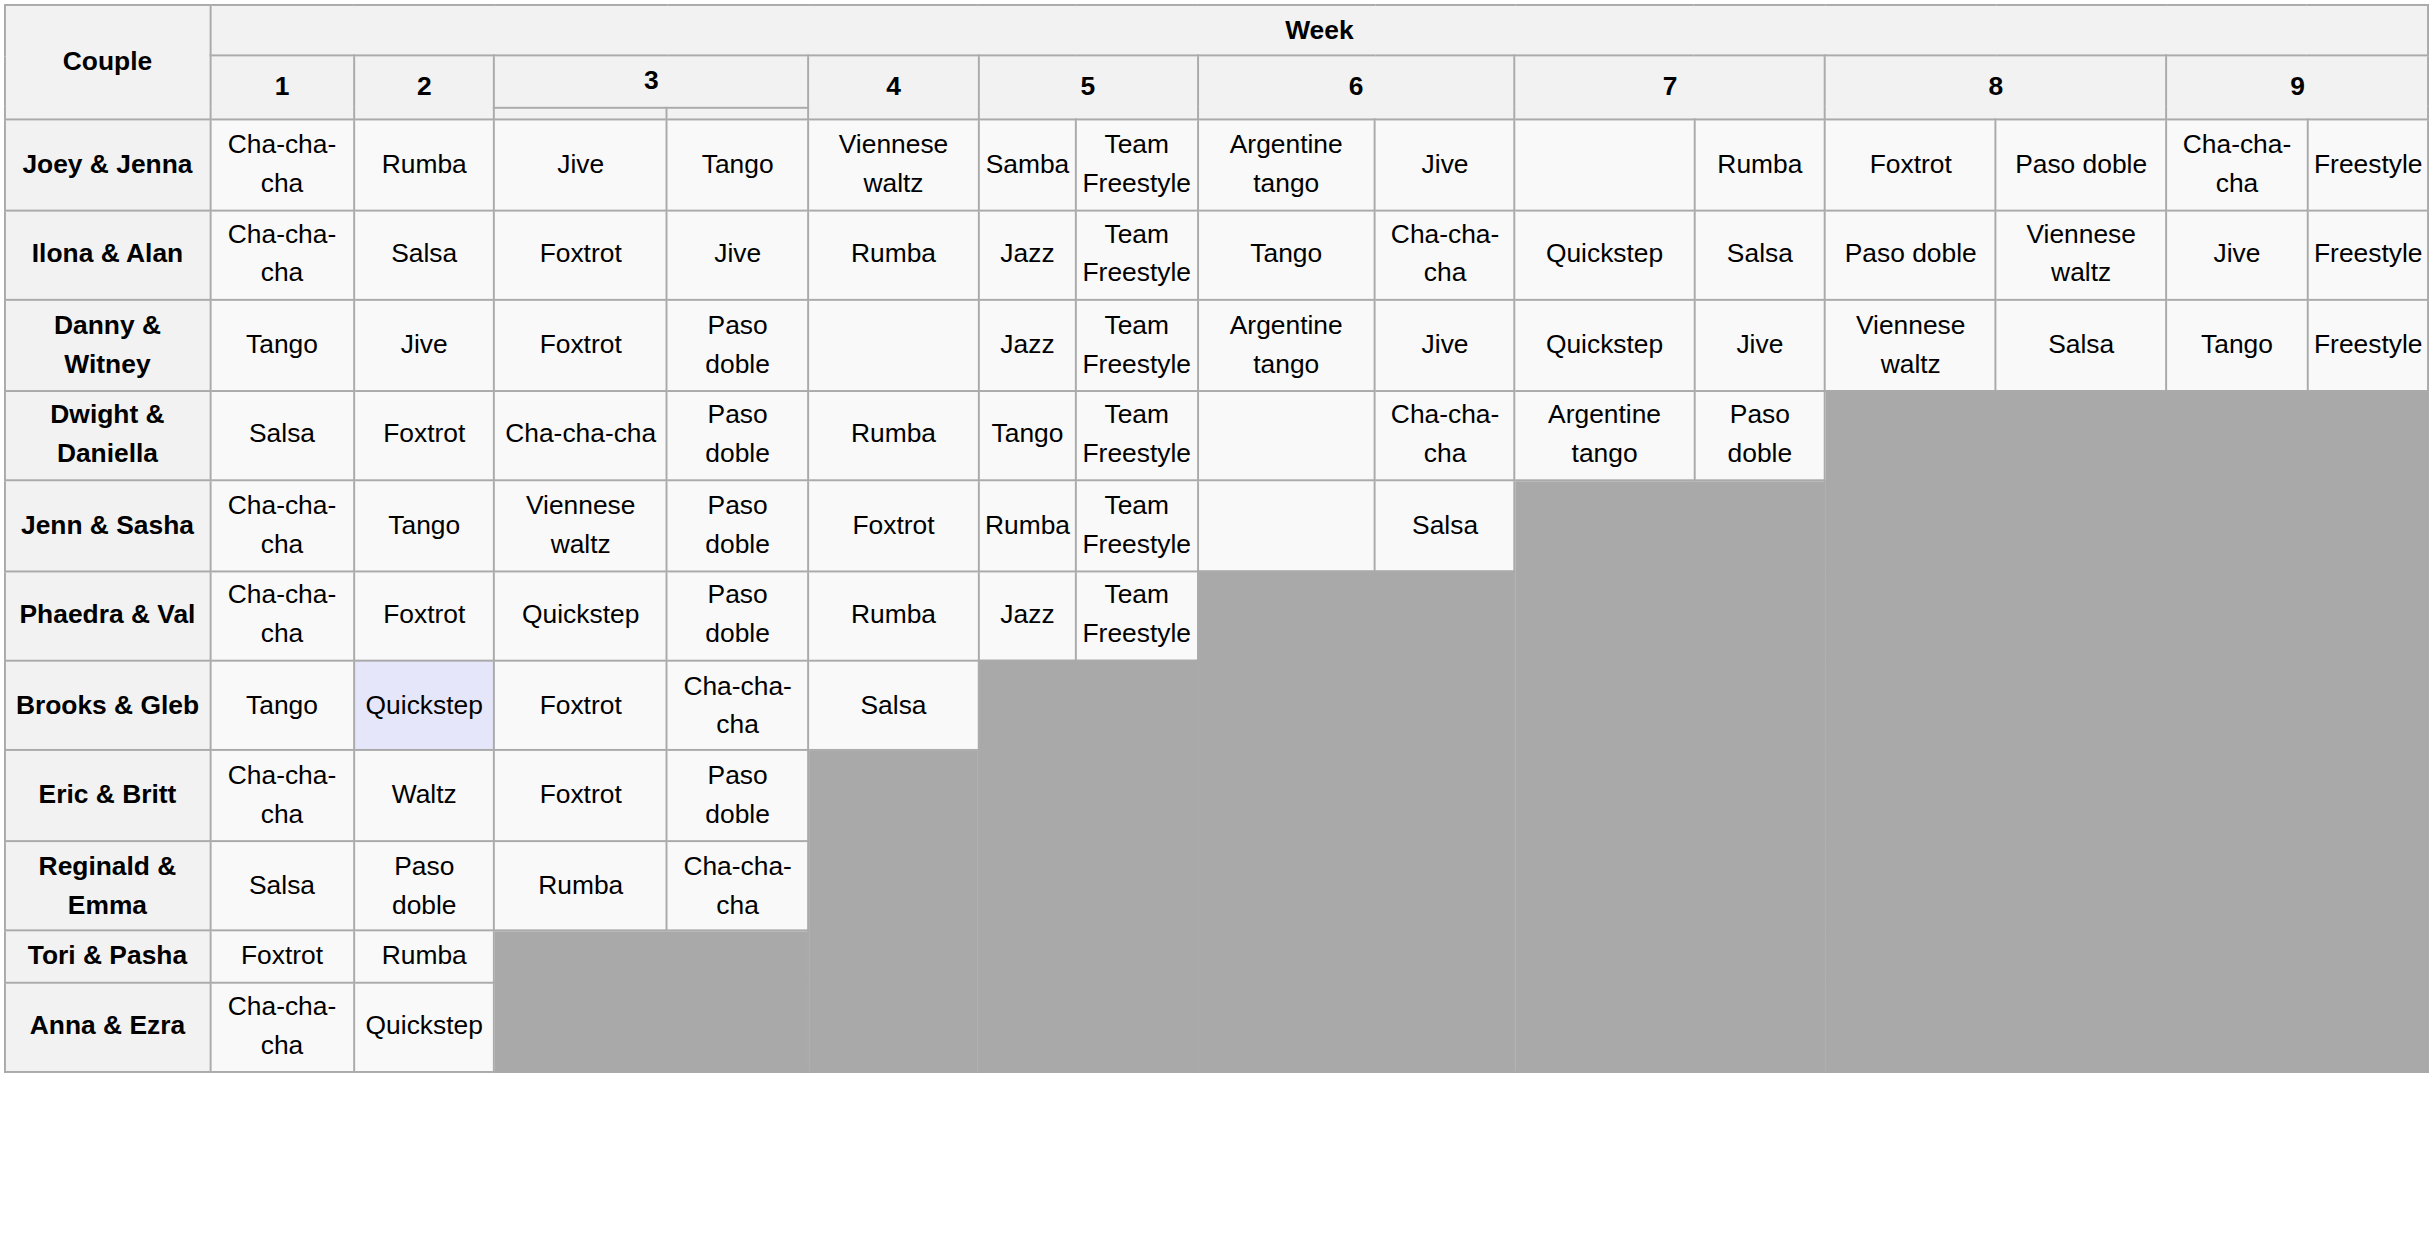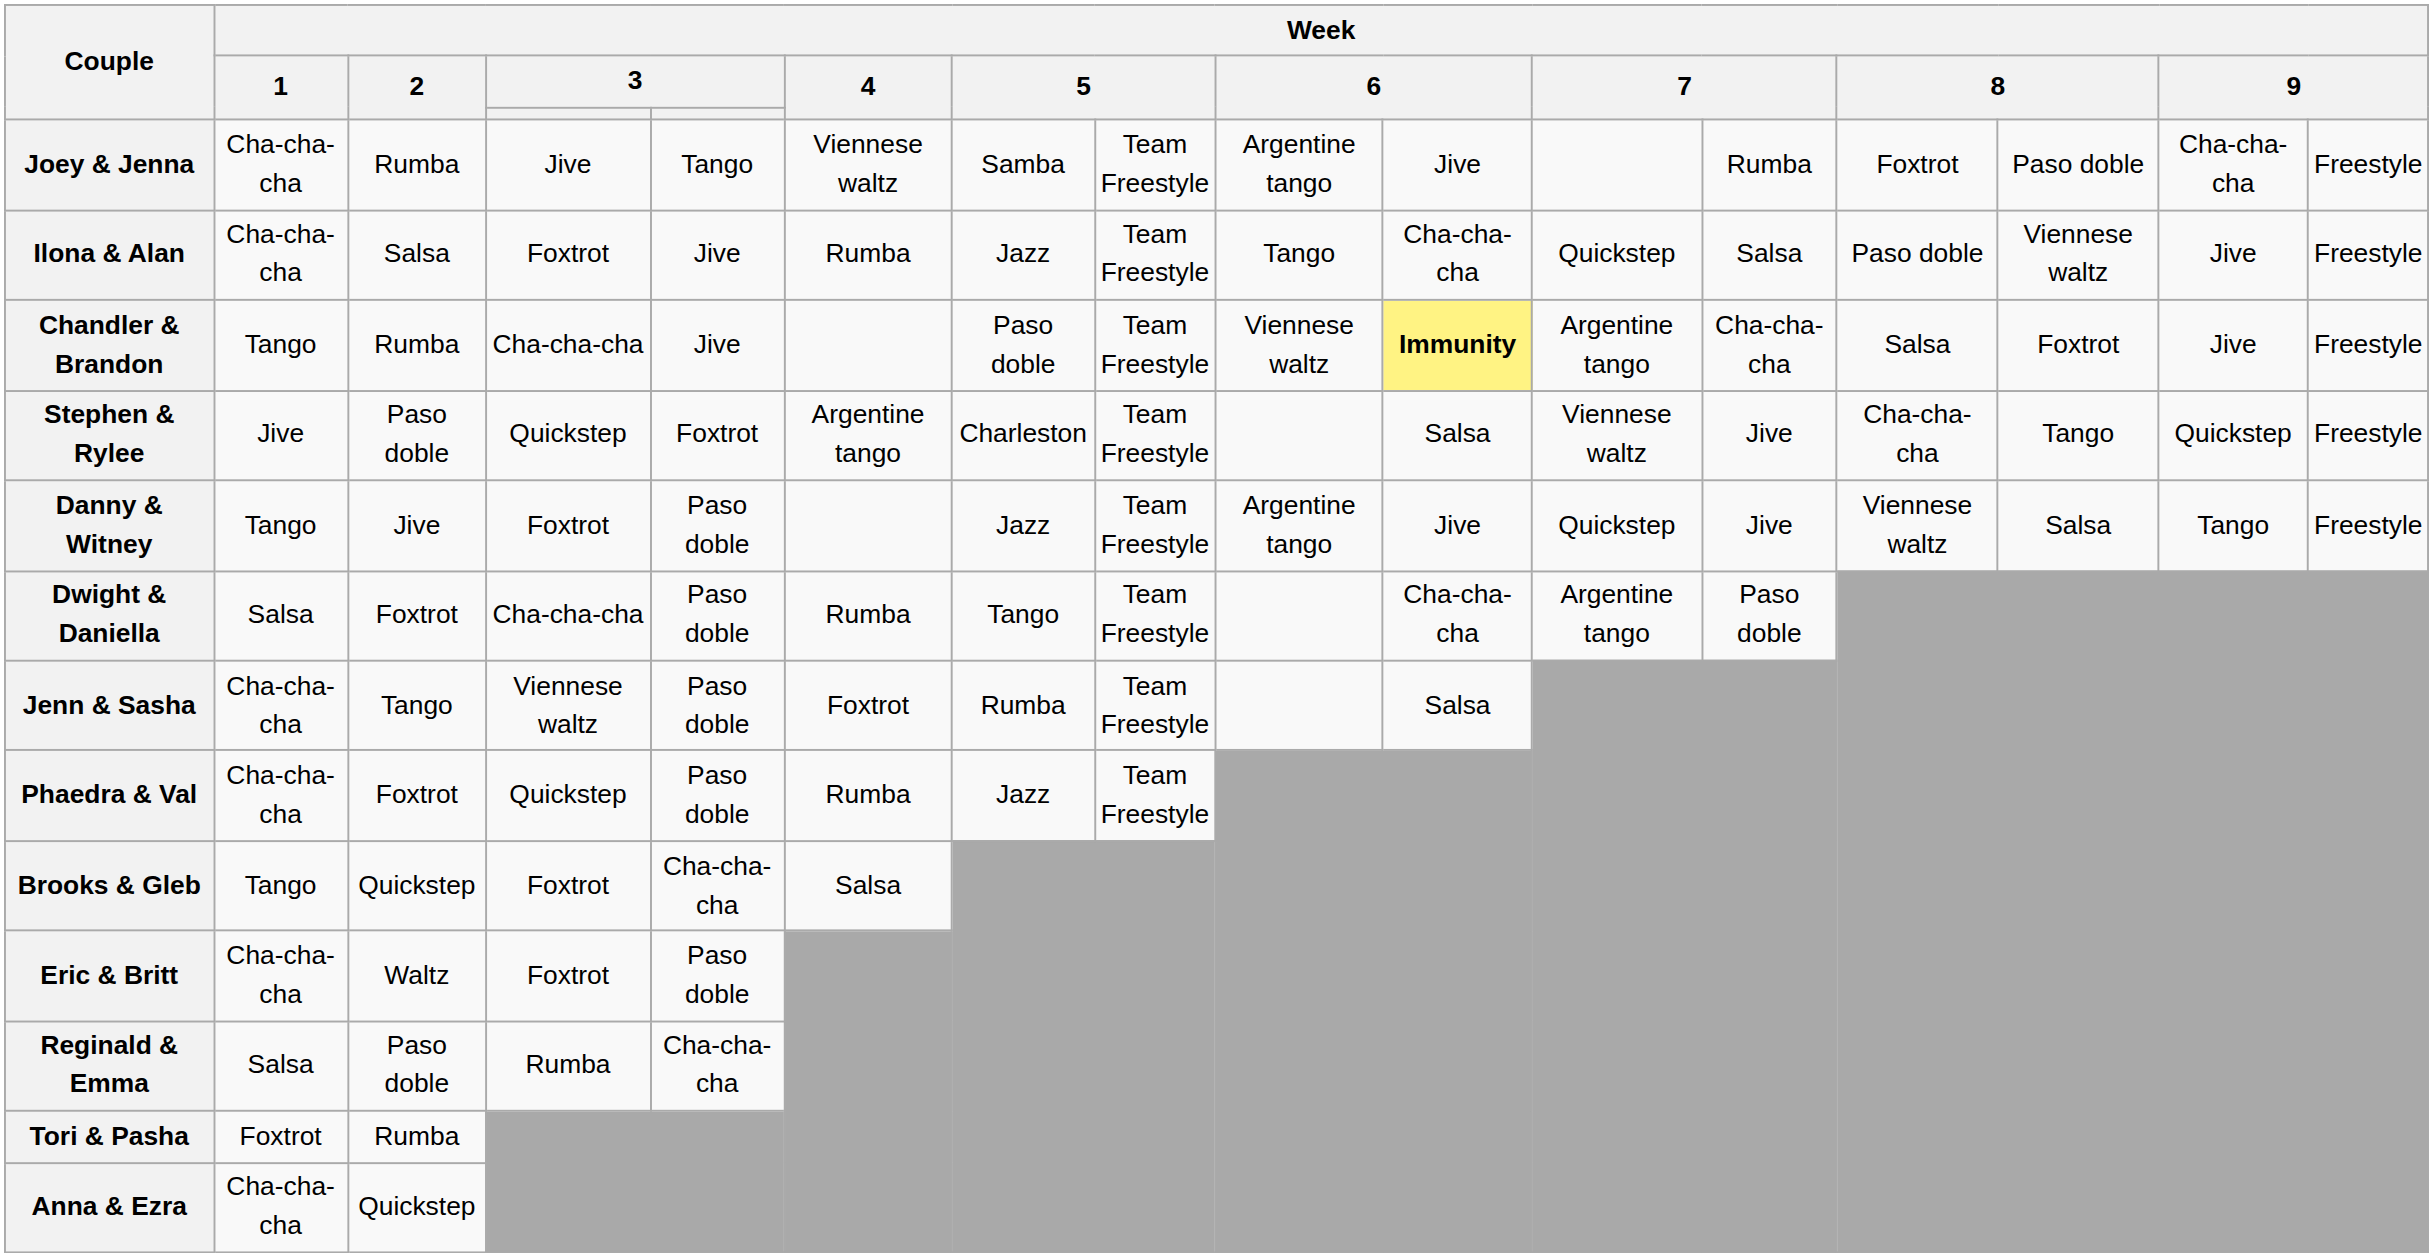+ row: (109, 344)
+ row: (109, 434)
(424, 704) lavender background -> (417, 884) no background
